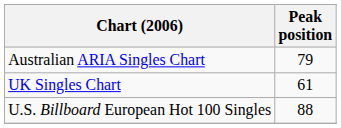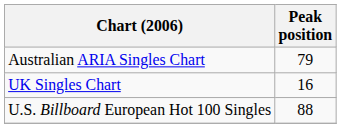(305, 85) 61 -> (305, 85) 16
